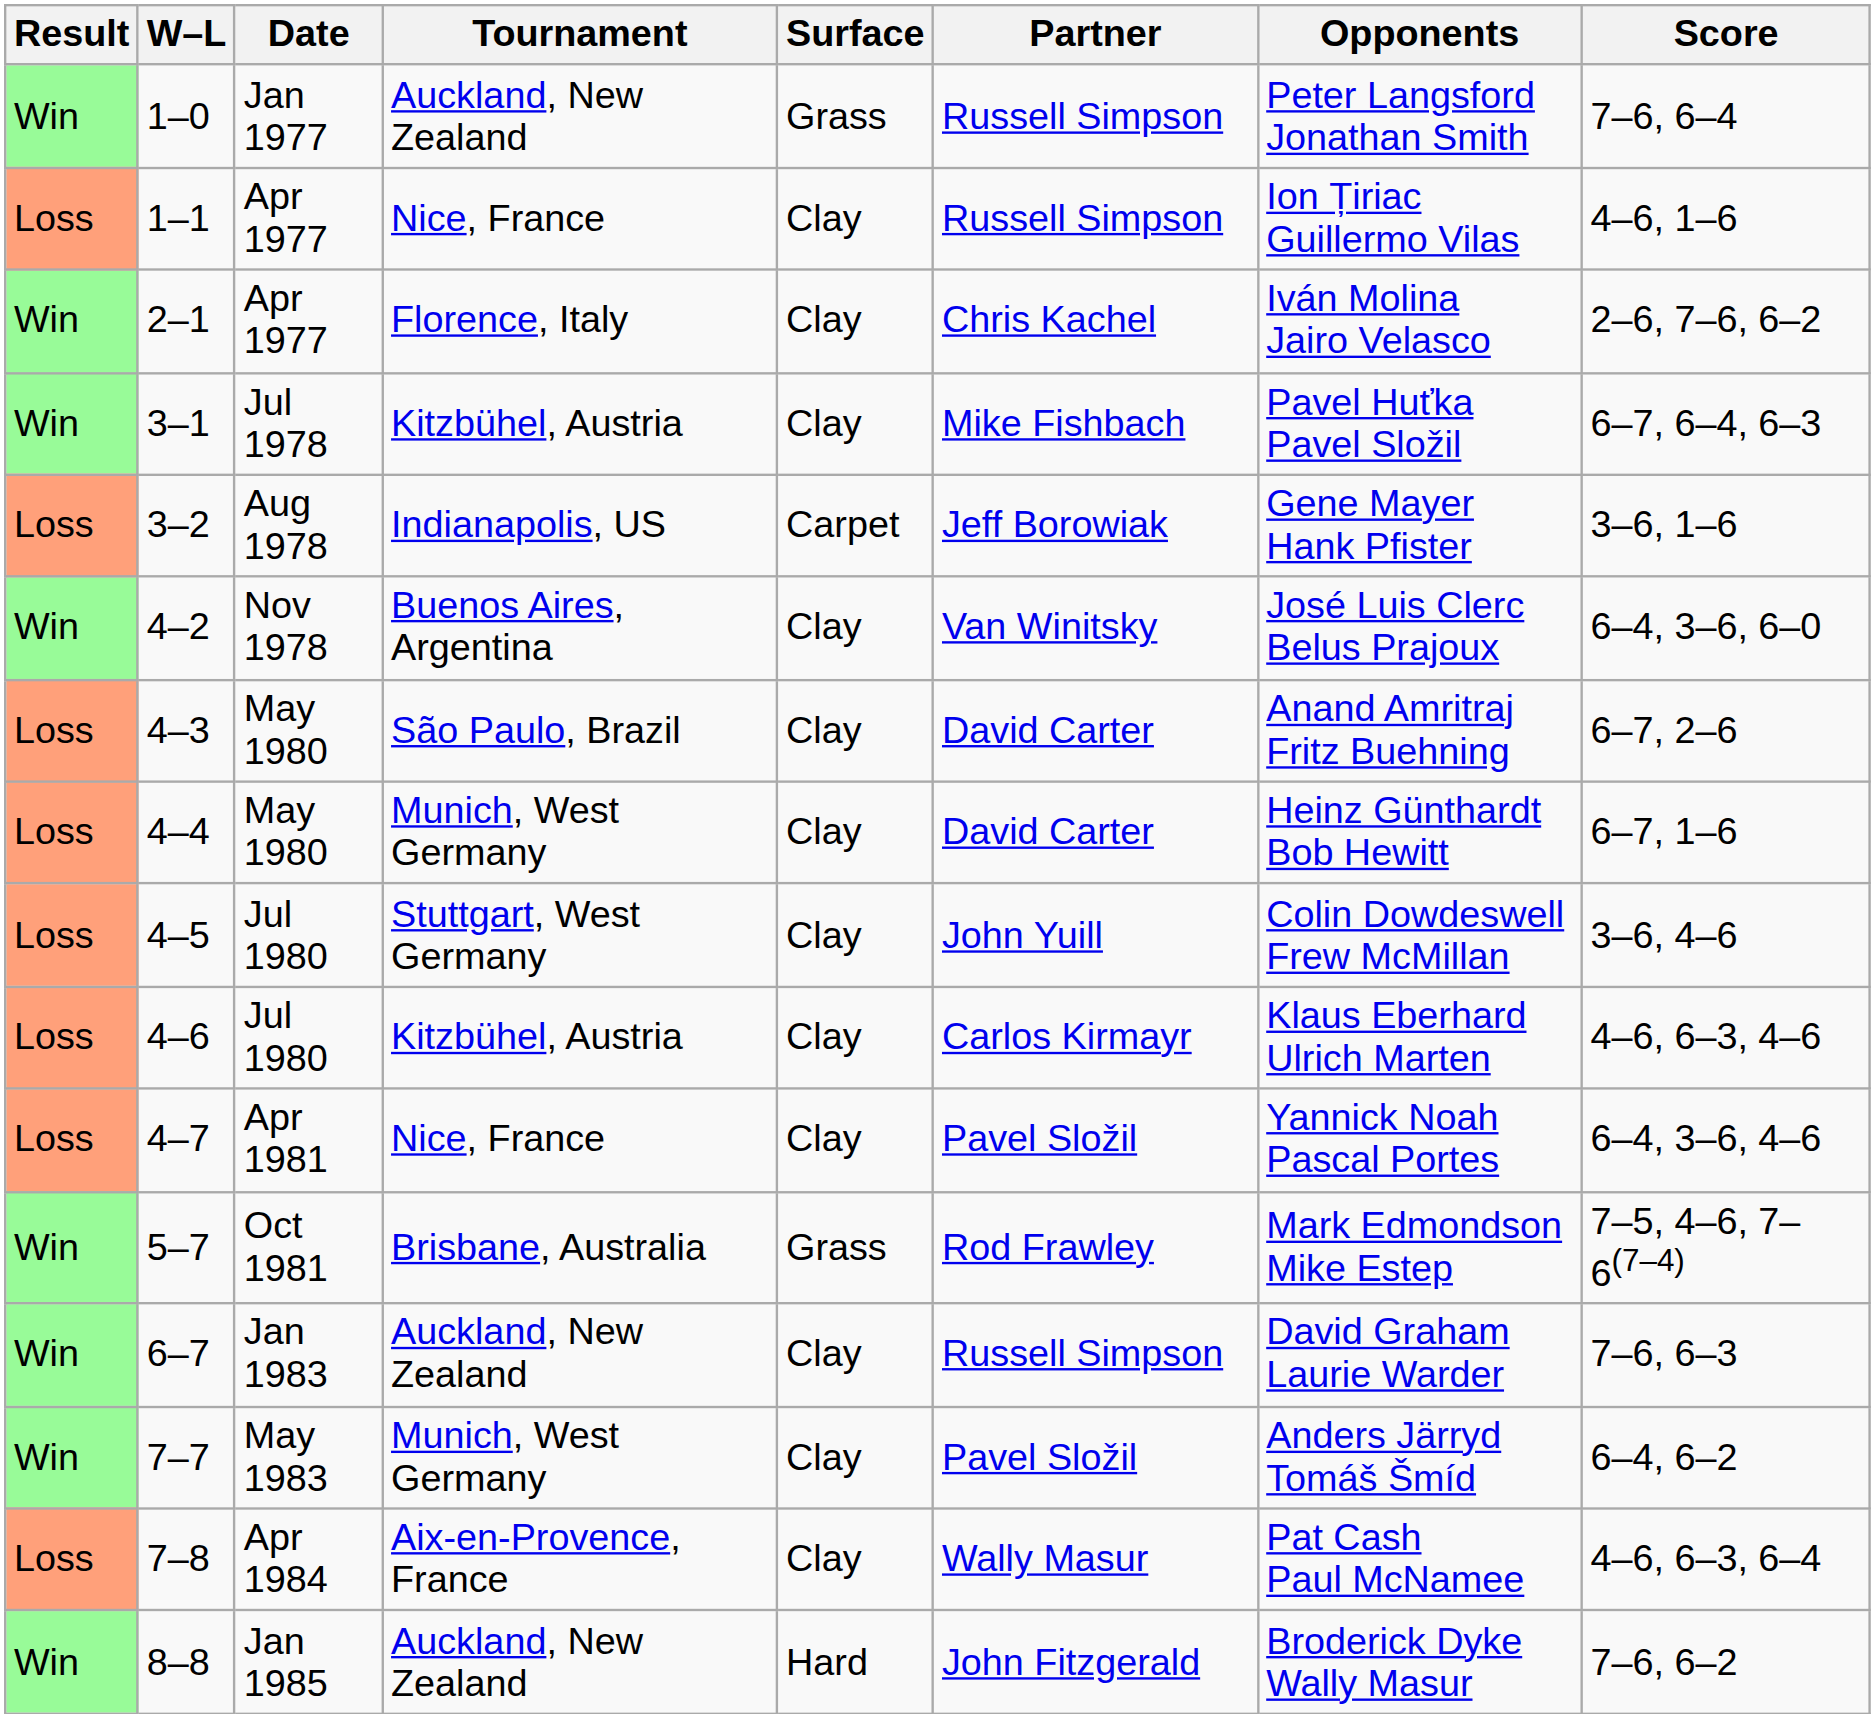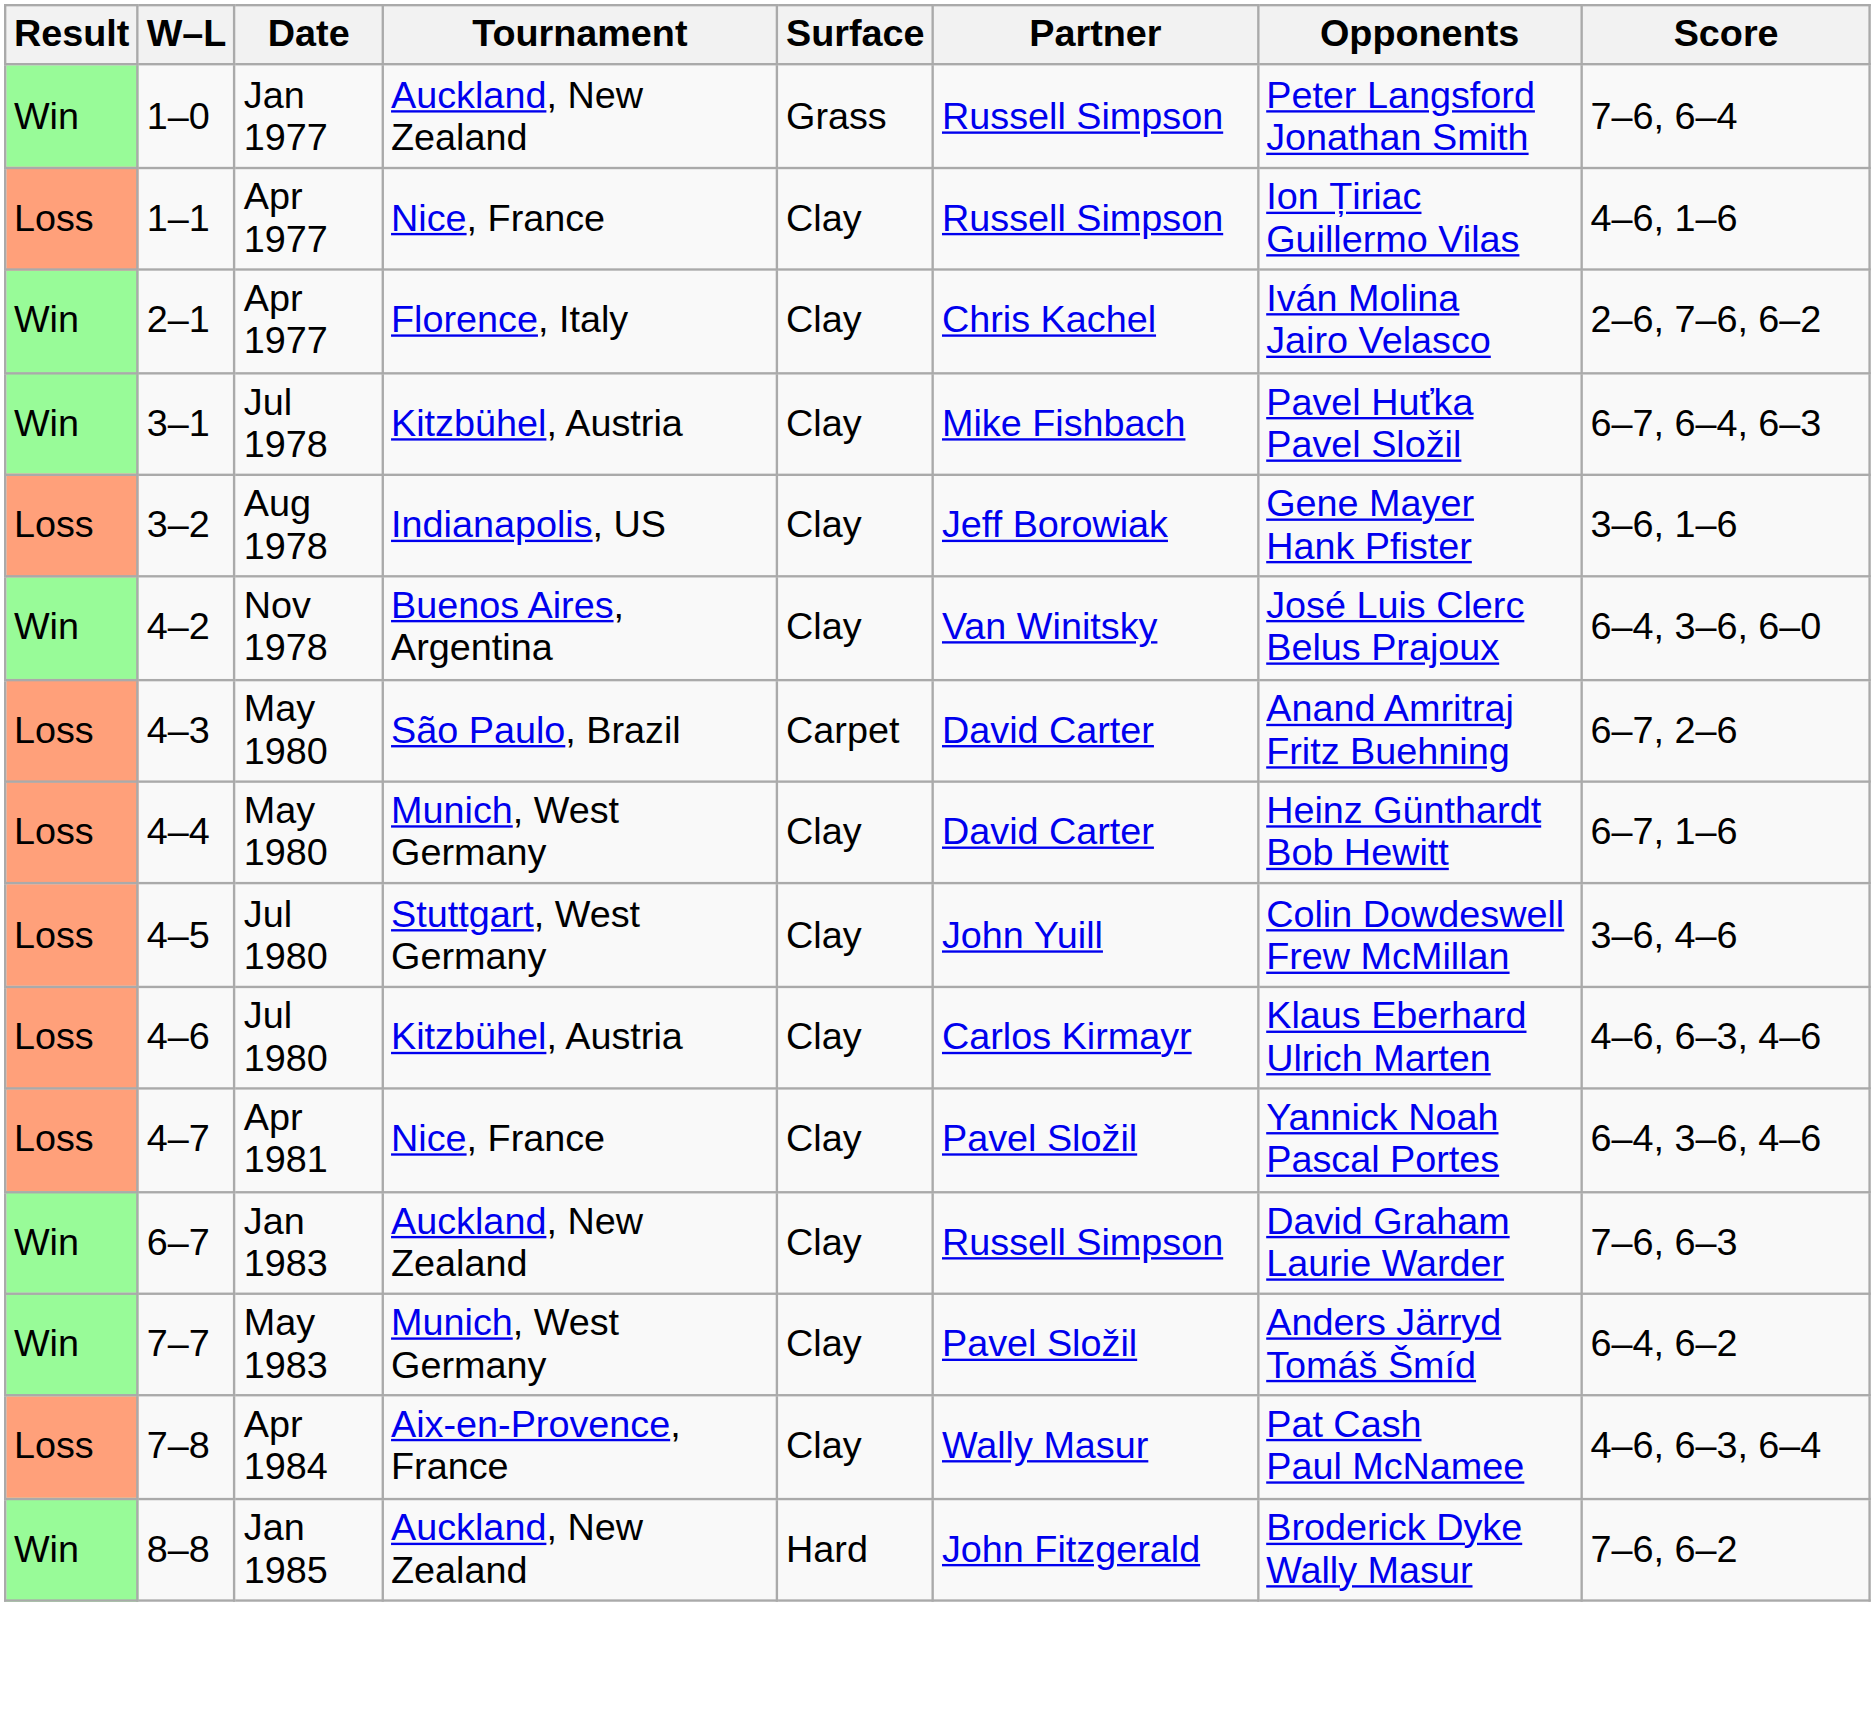(843, 525) Carpet -> (824, 525) Clay
(824, 729) Clay -> (843, 729) Carpet
- row: (178, 1246)
